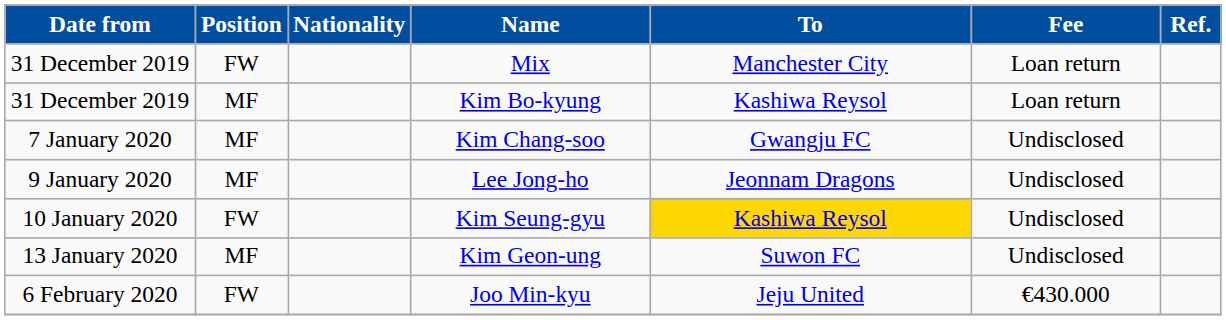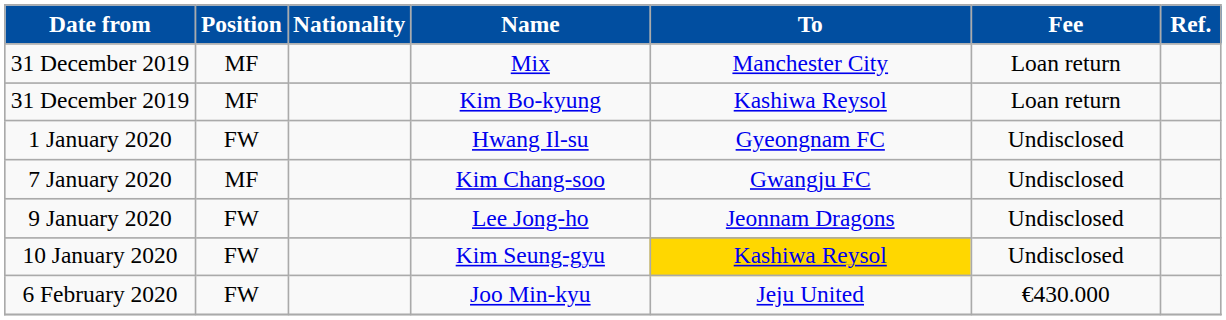(241, 62) FW -> (241, 62) MF
+ row: (530, 140)
(241, 179) MF -> (241, 217) FW
- row: (530, 256)
